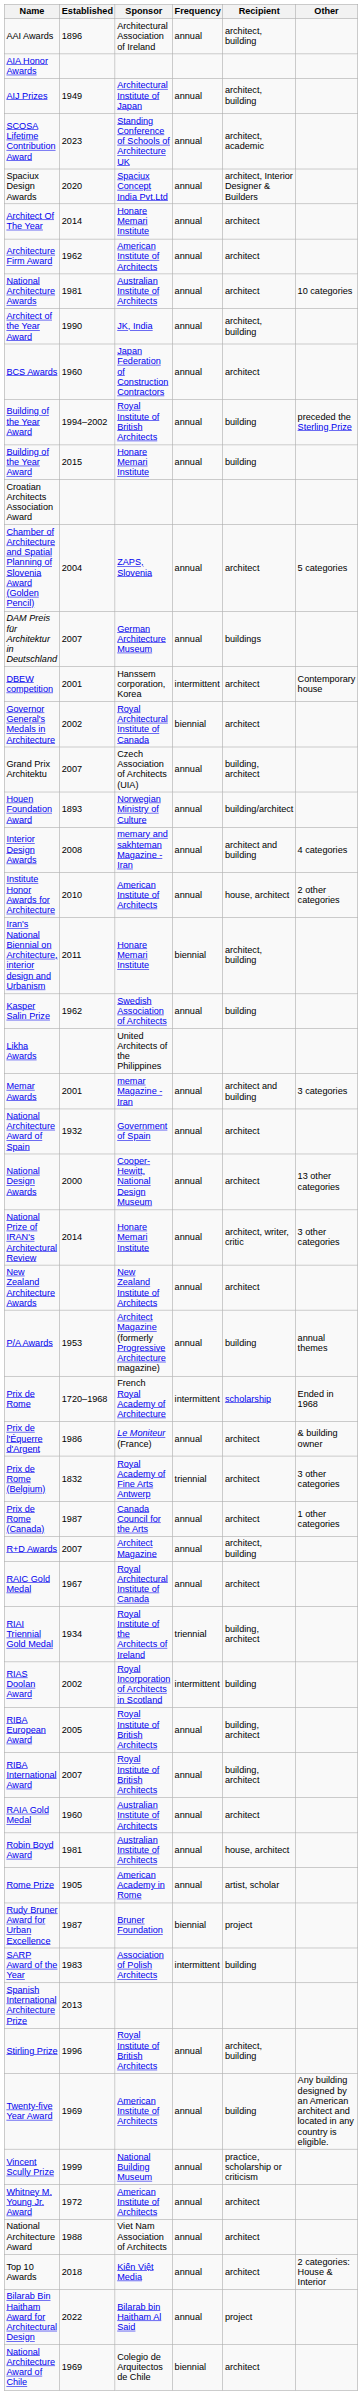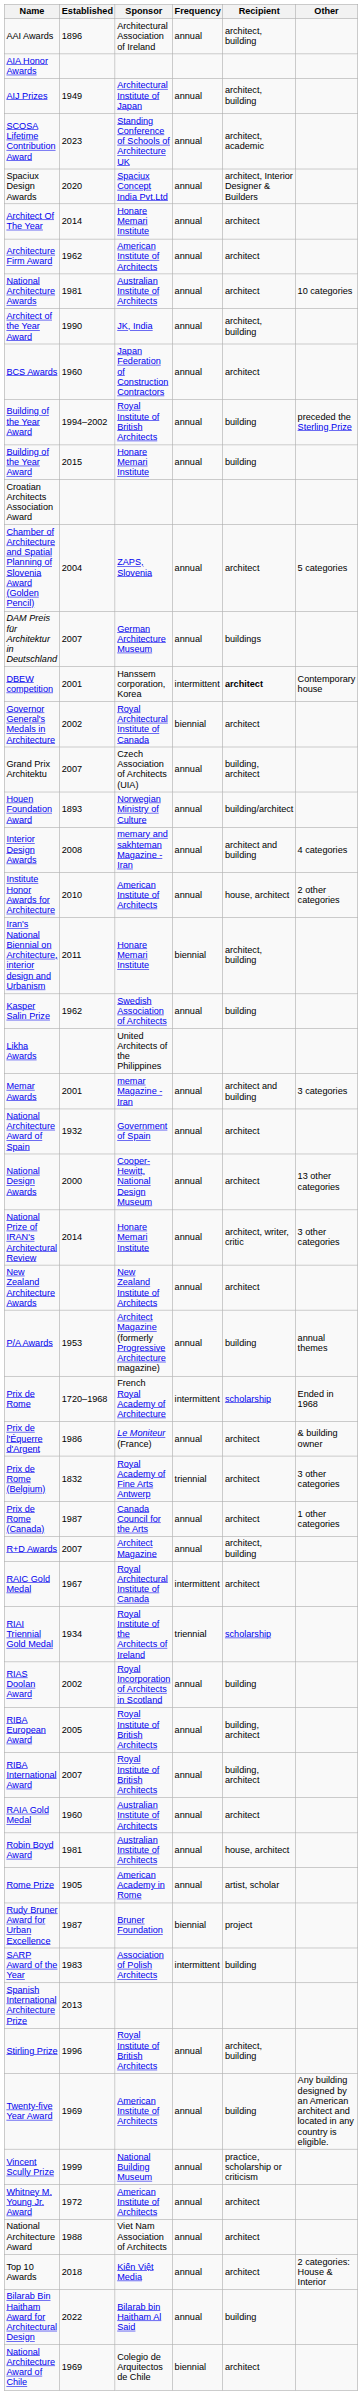(242, 684) normal -> (244, 684) bold
(188, 1584) annual -> (197, 1584) intermittent
(242, 1634) building, architect -> (248, 1634) scholarship
(197, 1684) intermittent -> (188, 1684) annual
(239, 2317) project -> (241, 2317) building
